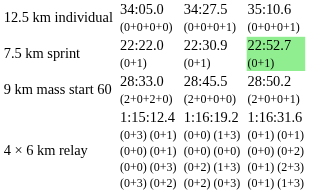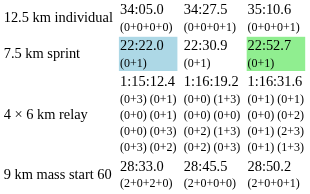(142, 53) no background -> (142, 53) lightblue background
rows swapped: (58, 89) <-> (46, 150)
